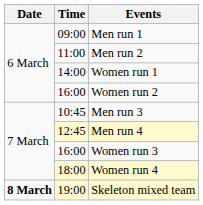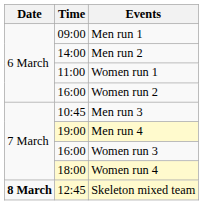(71, 53) 11:00 -> (72, 53) 14:00
(72, 72) 14:00 -> (71, 72) 11:00
(72, 131) 12:45 -> (72, 131) 19:00
(72, 190) 19:00 -> (72, 190) 12:45
